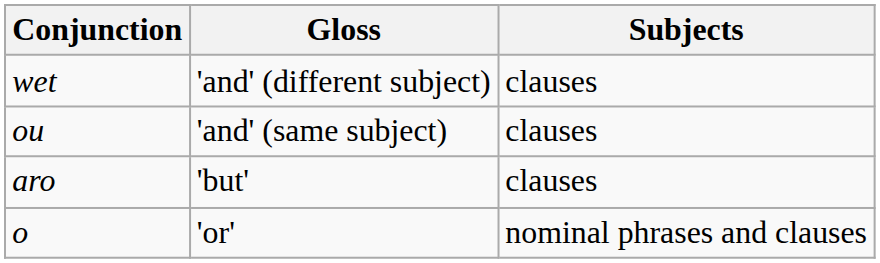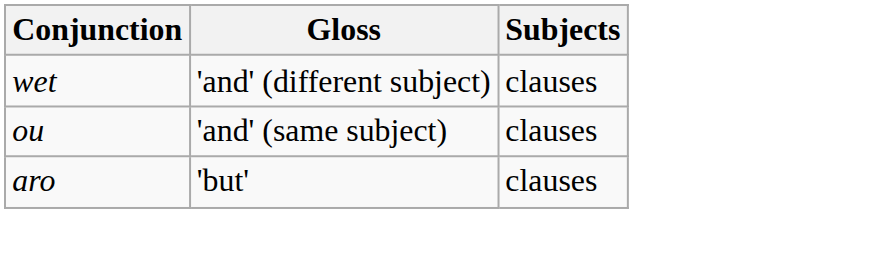- row: (20, 231)
